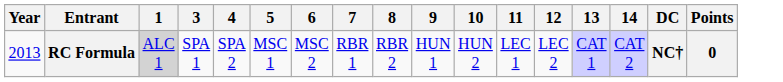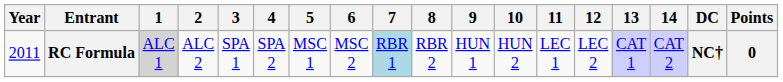+ column: (198, 17)
(24, 53) 2013 -> (24, 53) 2011
(352, 53) no background -> (392, 53) lightblue background
